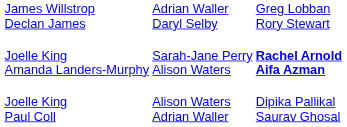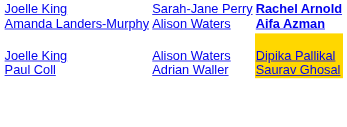- row: (50, 16)
(298, 109) no background -> (298, 63) gold background
